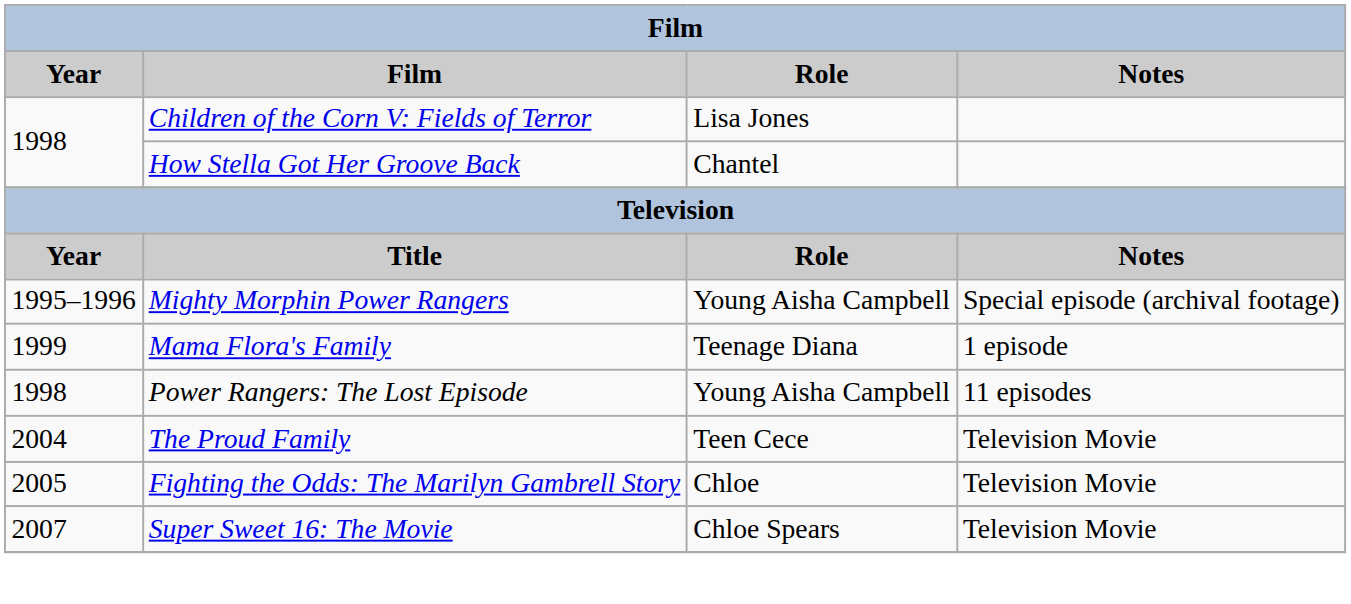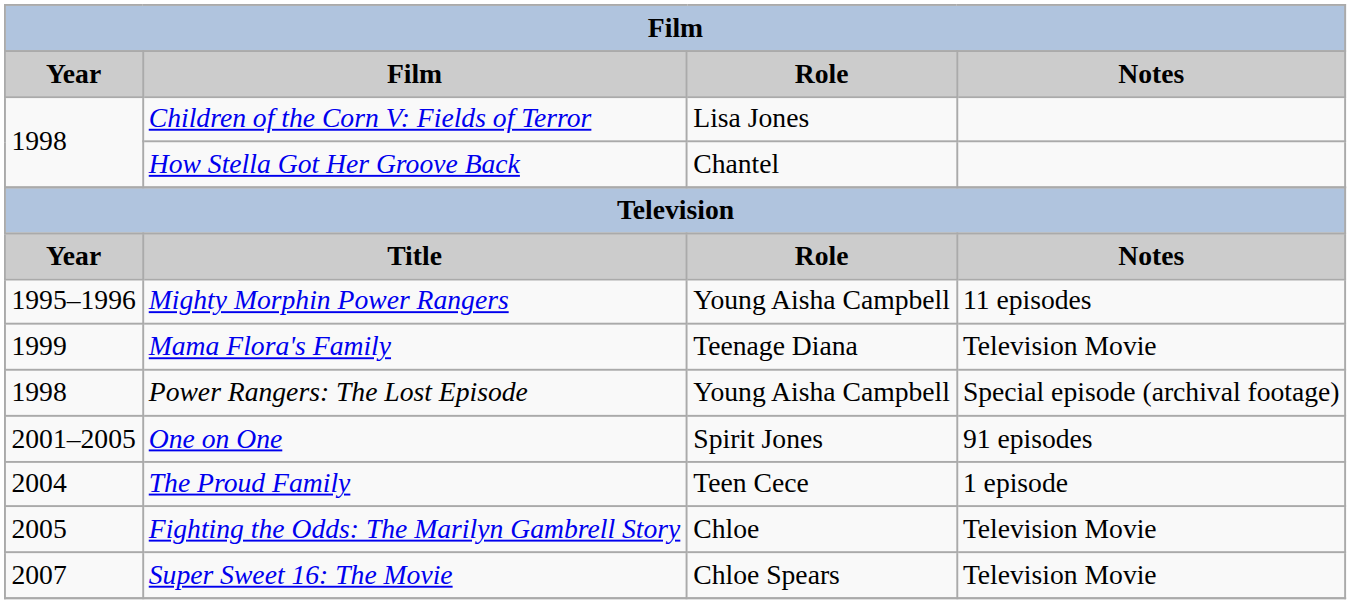(1151, 301) Special episode (archival footage) -> (1027, 301) 11 episodes
(1015, 346) 1 episode -> (1060, 346) Television Movie
(1027, 392) 11 episodes -> (1151, 392) Special episode (archival footage)
+ row: (216, 438)
(1060, 438) Television Movie -> (1015, 483) 1 episode
